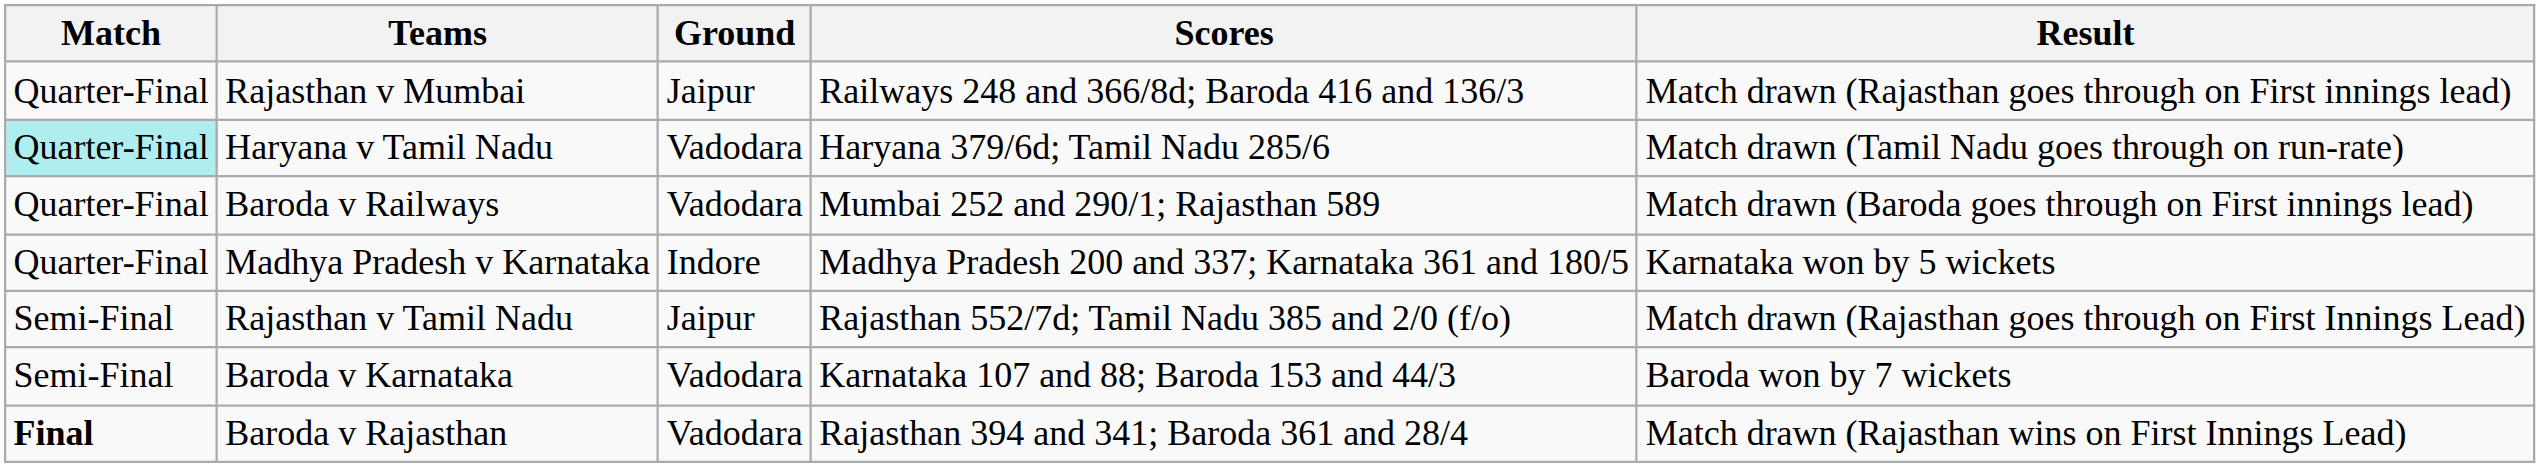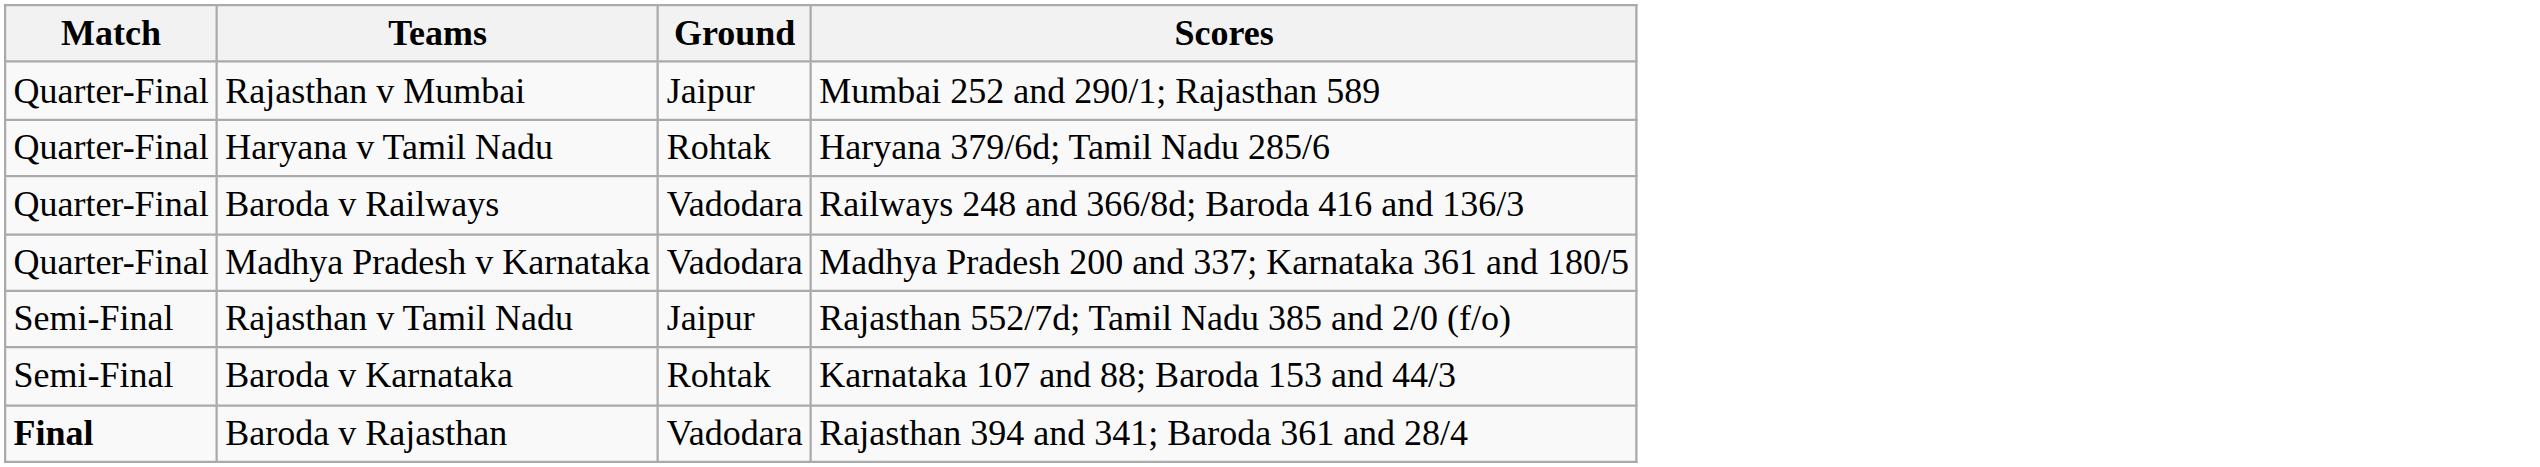- column: (2086, 33)
(1172, 90) Railways 248 and 366/8d; Baroda 416 and 136/3 -> (1100, 90) Mumbai 252 and 290/1; Rajasthan 589
(111, 147) paleturquoise background -> (111, 147) no background
(735, 147) Vadodara -> (719, 147) Rohtak
(1100, 204) Mumbai 252 and 290/1; Rajasthan 589 -> (1172, 204) Railways 248 and 366/8d; Baroda 416 and 136/3
(714, 261) Indore -> (735, 261) Vadodara
(735, 375) Vadodara -> (719, 375) Rohtak
